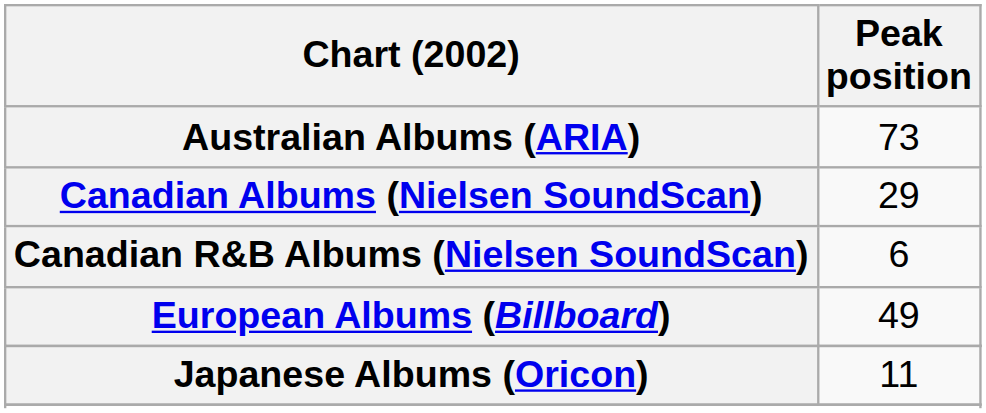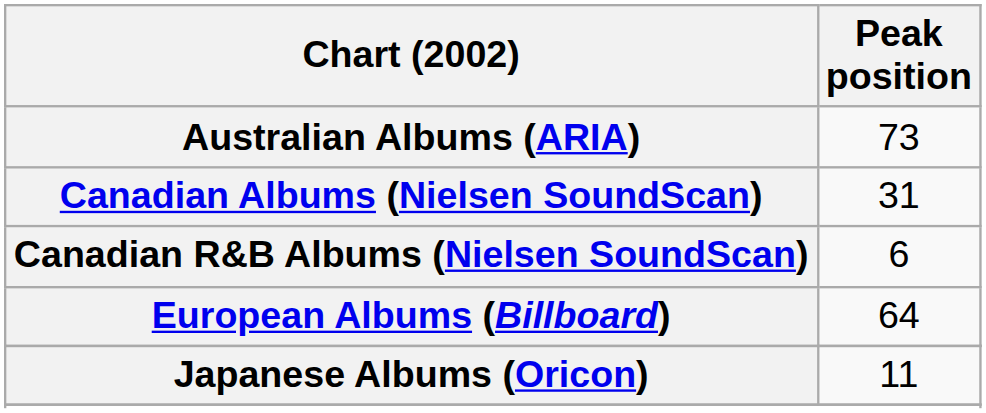(899, 195) 29 -> (899, 195) 31
(899, 315) 49 -> (899, 315) 64
